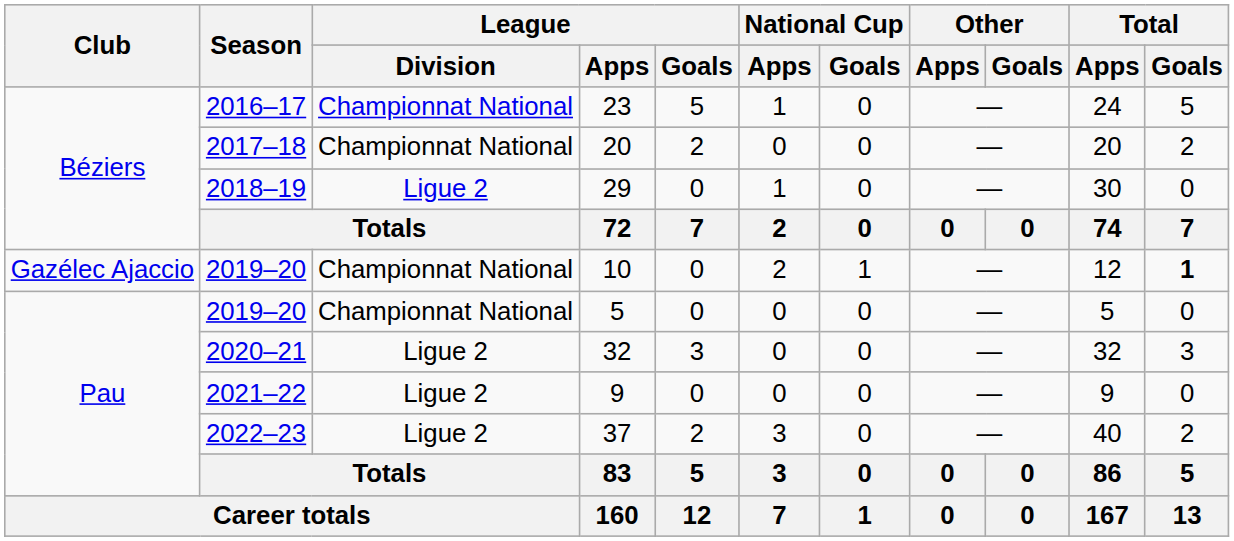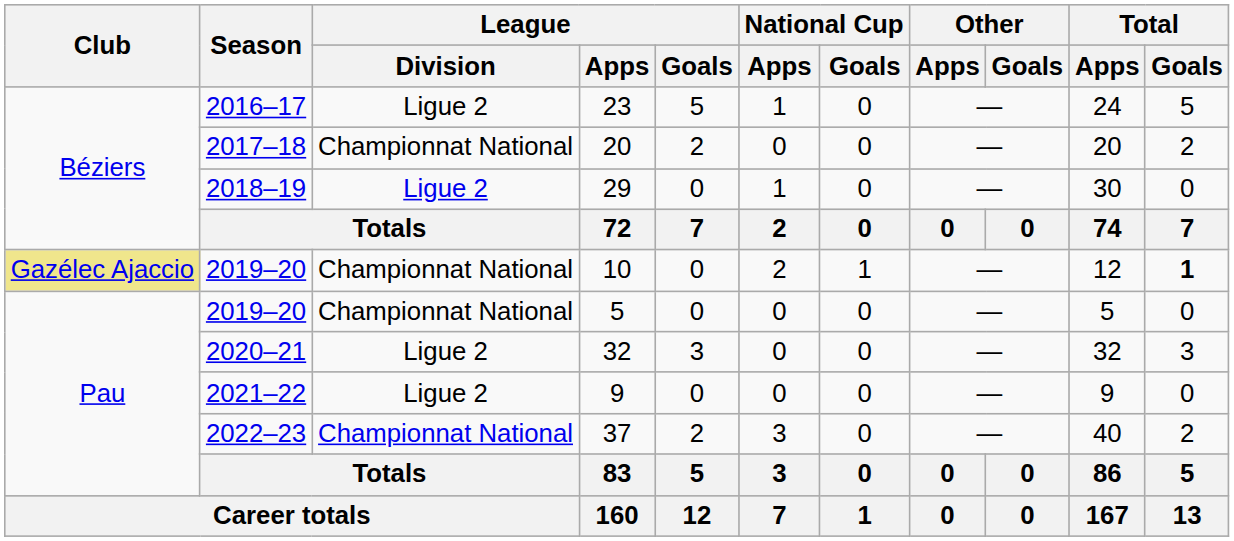(446, 106) Championnat National -> (446, 106) Ligue 2
(102, 270) no background -> (102, 270) khaki background
(446, 433) Ligue 2 -> (446, 433) Championnat National
